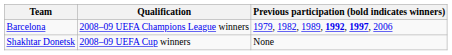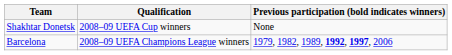rows swapped: (26, 27) <-> (41, 42)
